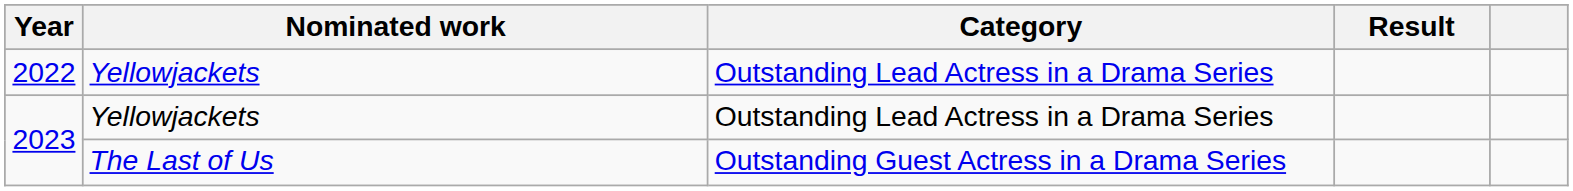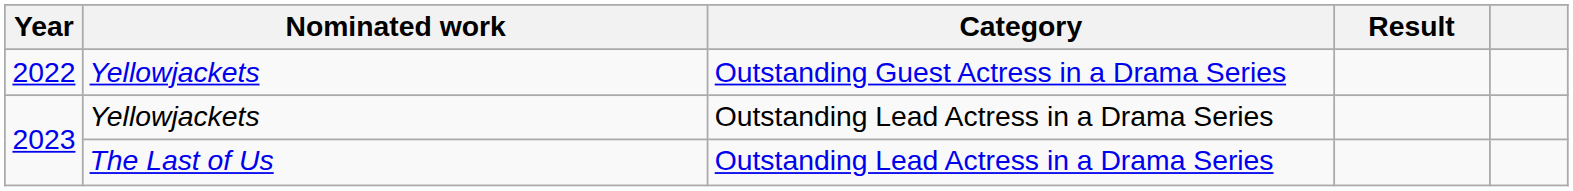(994, 71) Outstanding Lead Actress in a Drama Series -> (1000, 71) Outstanding Guest Actress in a Drama Series
(1000, 161) Outstanding Guest Actress in a Drama Series -> (994, 161) Outstanding Lead Actress in a Drama Series
